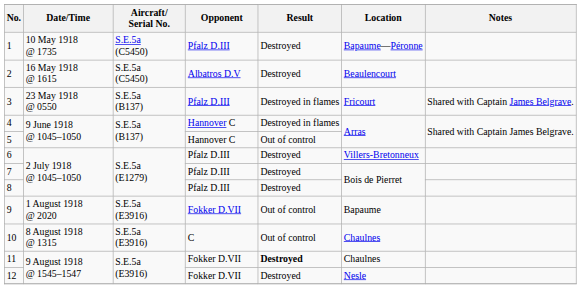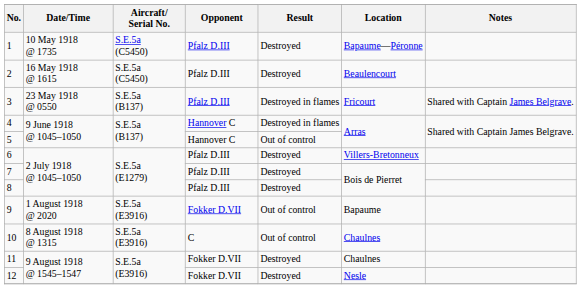(214, 74) Albatros D.V -> (209, 74) Pfalz D.III
(282, 259) bold -> (281, 259) normal
